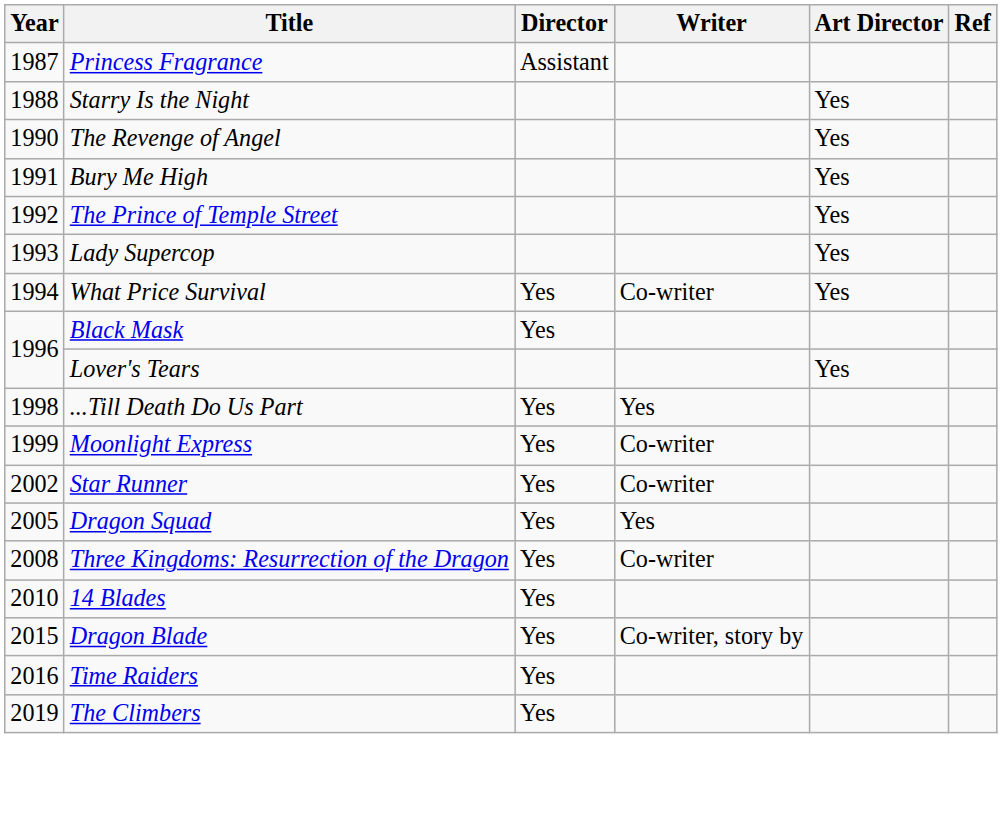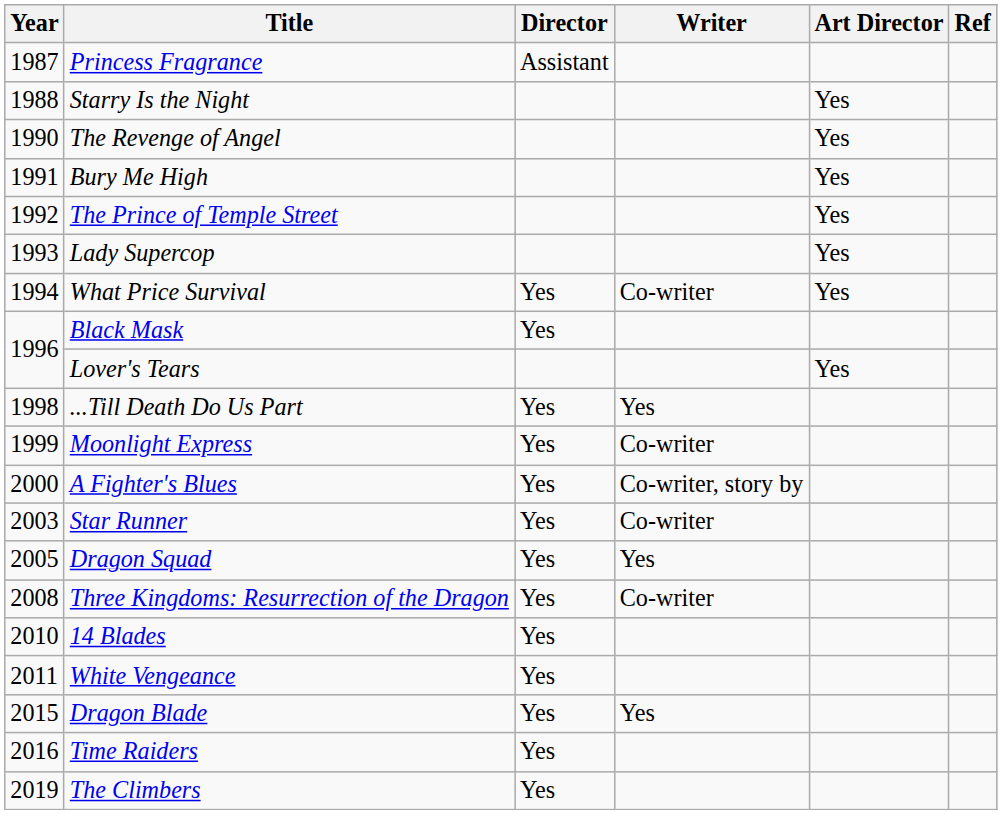+ row: (153, 483)
(34, 483) 2002 -> (34, 521) 2003
+ row: (153, 675)
(712, 636) Co-writer, story by -> (637, 713) Yes
